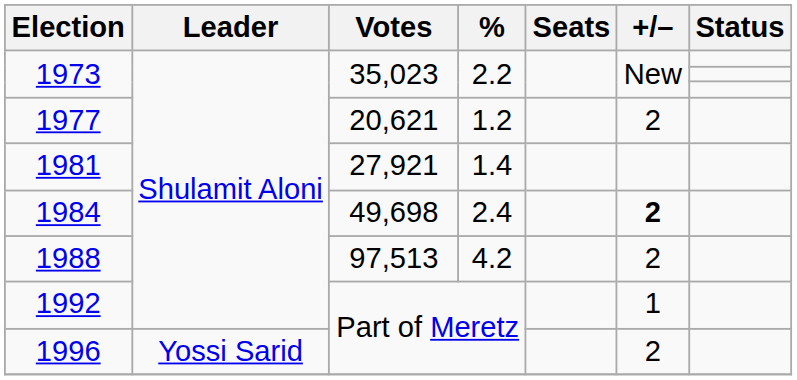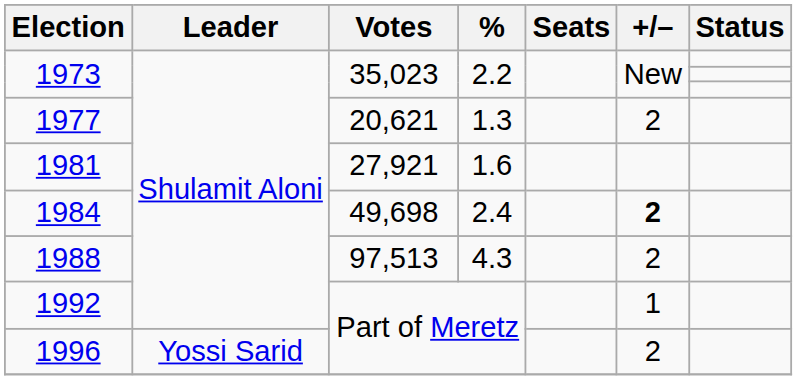(492, 119) 1.2 -> (492, 119) 1.3
(492, 166) 1.4 -> (492, 166) 1.6
(492, 258) 4.2 -> (492, 258) 4.3
